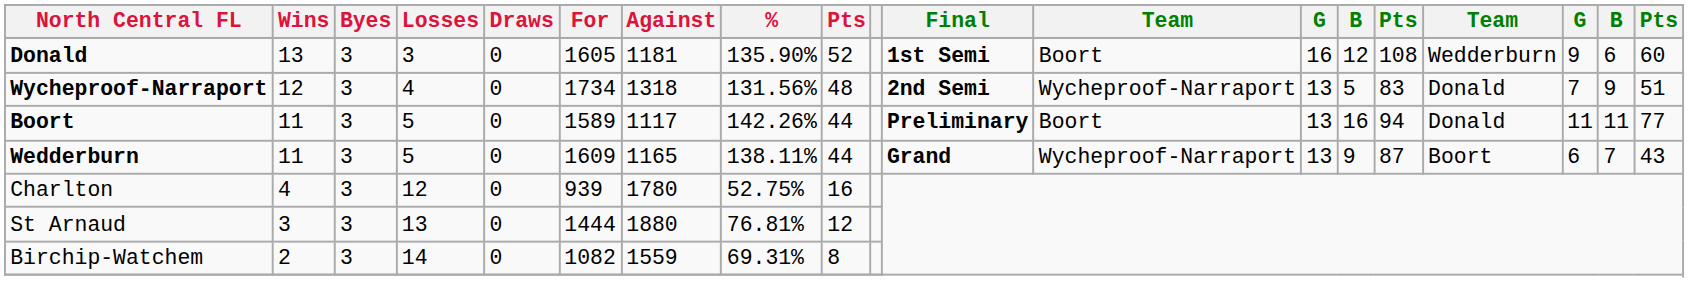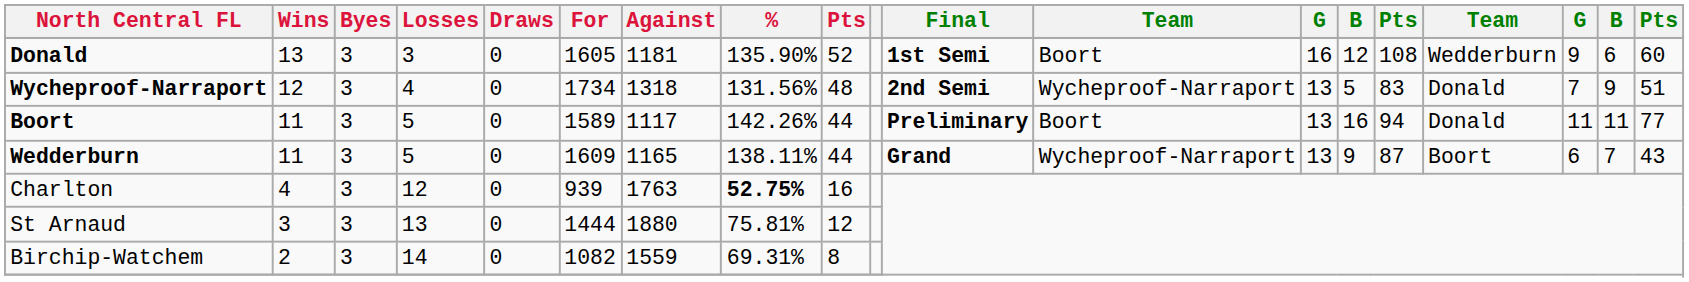(652, 191) 1780 -> (652, 191) 1763
(765, 191) normal -> (765, 191) bold
(765, 225) 76.81% -> (765, 225) 75.81%
